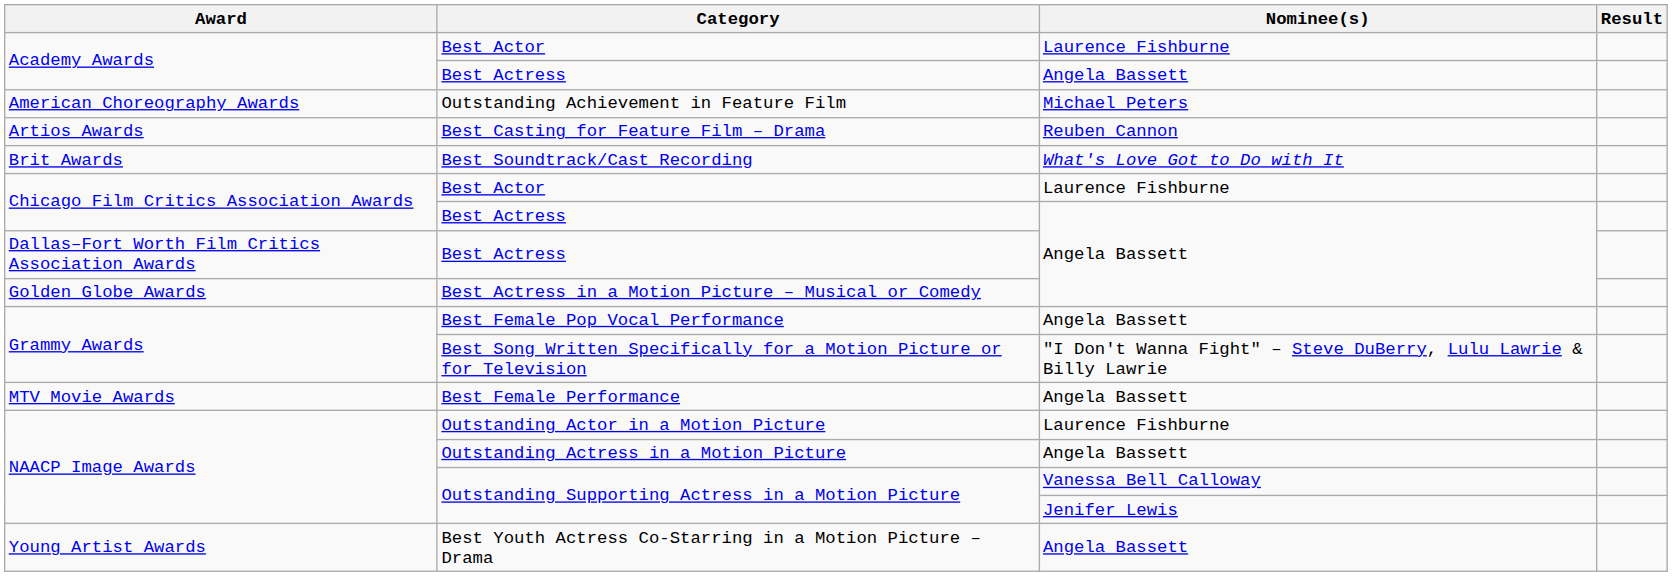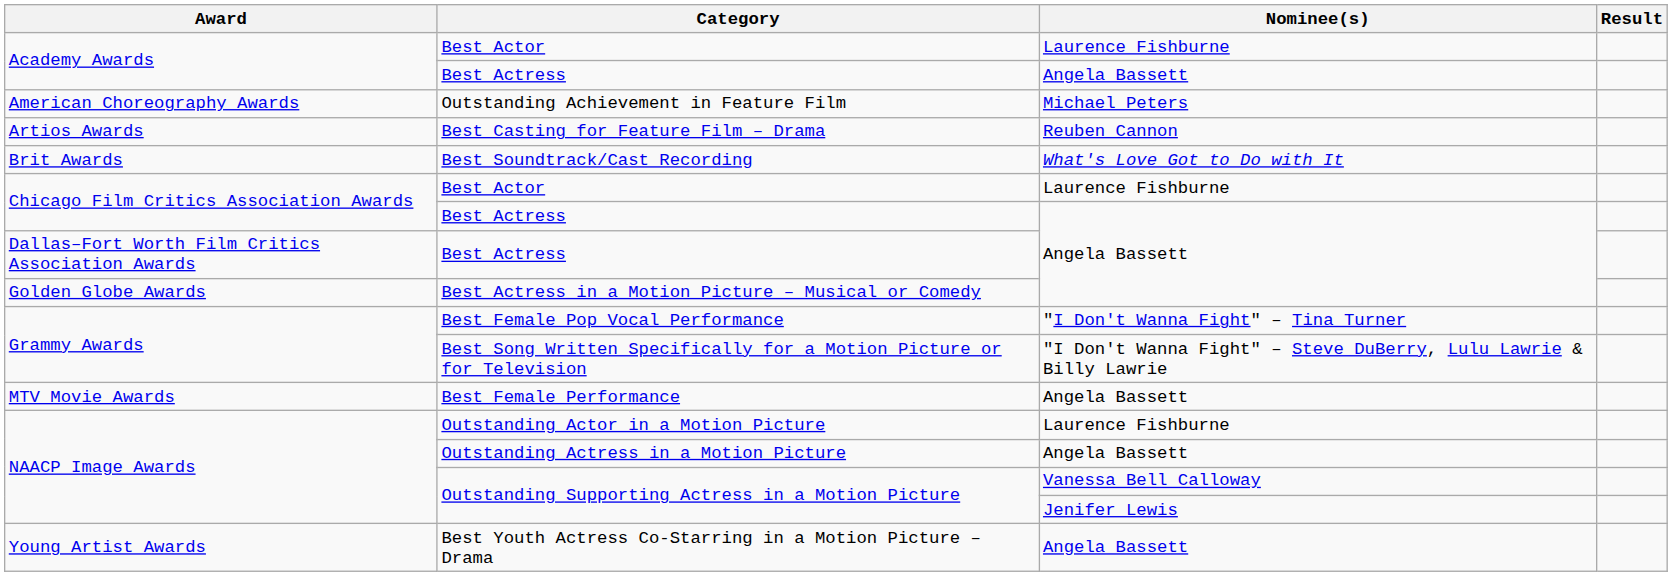(1116, 320) Angela Bassett -> (1225, 320) "I Don't Wanna Fight" – Tina Turner
